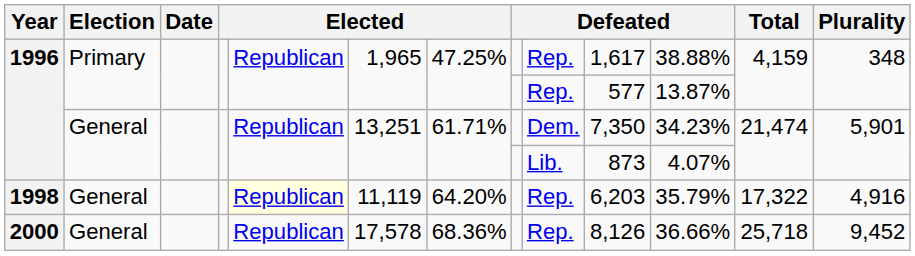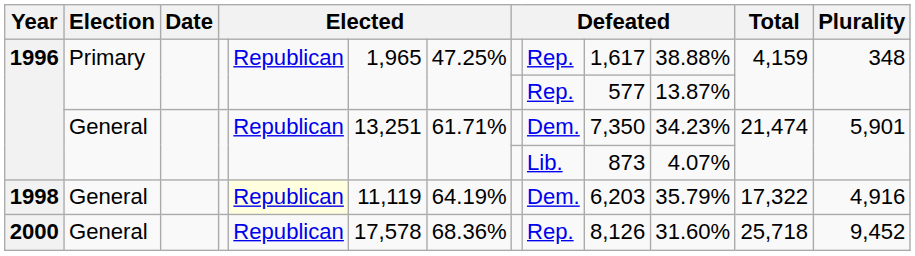(469, 197) 64.20% -> (469, 197) 64.19%
(550, 197) Rep. -> (553, 197) Dem.
(693, 232) 36.66% -> (693, 232) 31.60%
